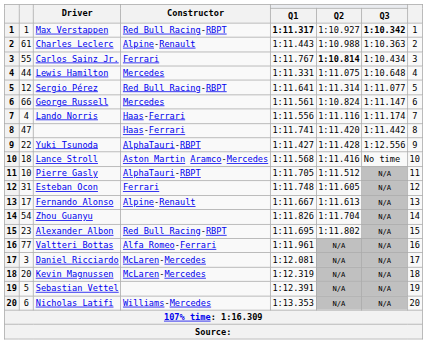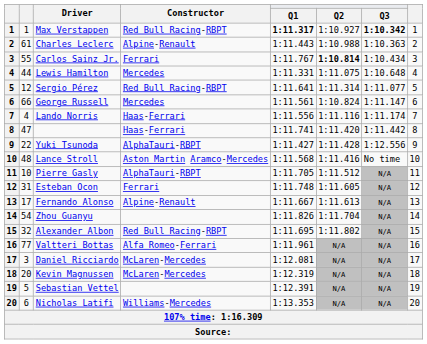(26, 159) 18 -> (26, 159) 48
(26, 231) 23 -> (26, 231) 32
